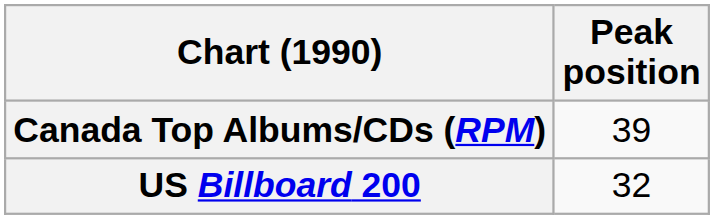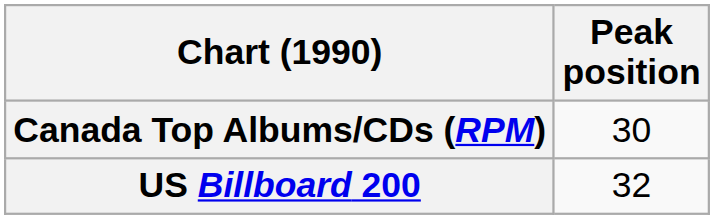(632, 128) 39 -> (632, 128) 30
